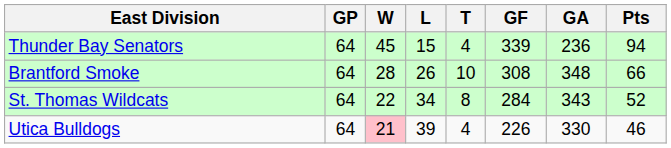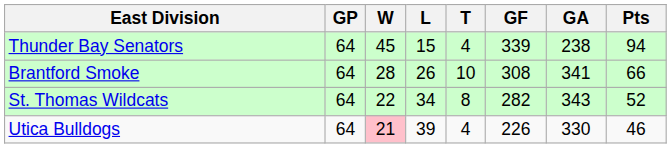(576, 45) 236 -> (576, 45) 238
(576, 73) 348 -> (576, 73) 341
(516, 101) 284 -> (516, 101) 282
